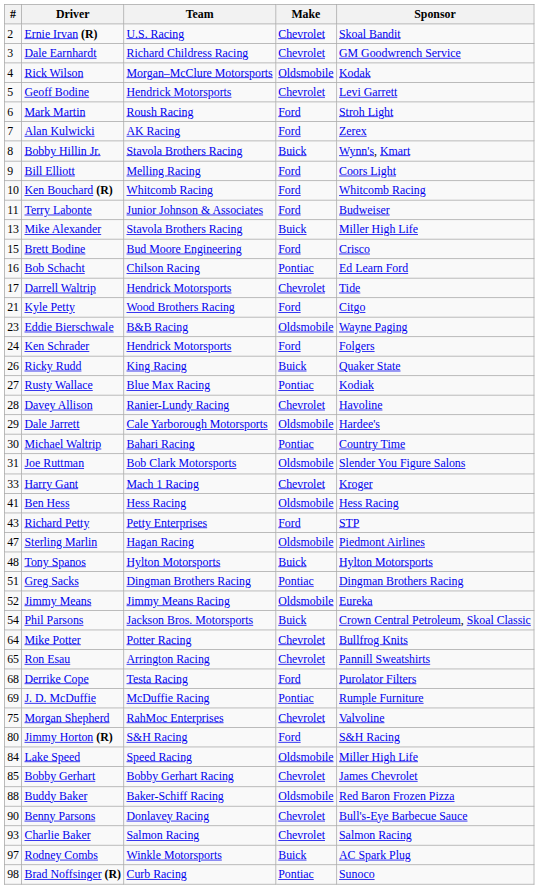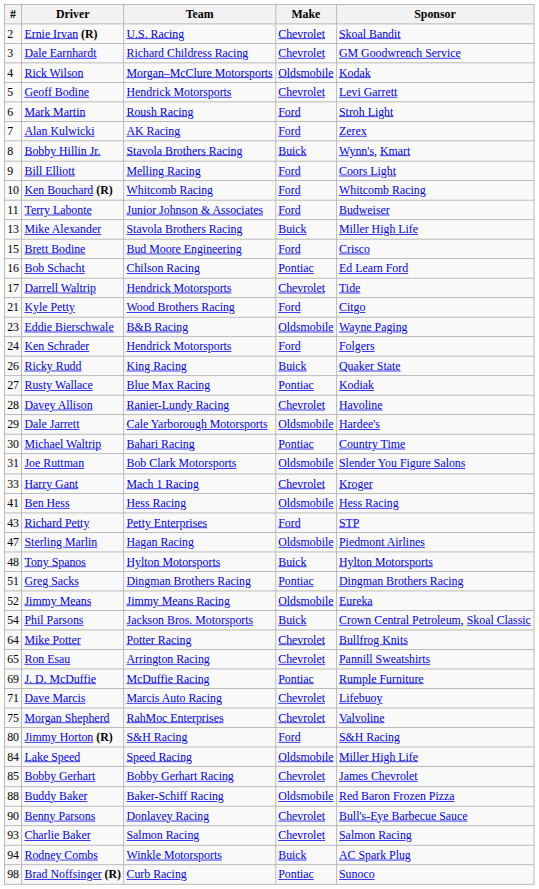- row: (57, 679)
+ row: (55, 698)
(13, 855) 97 -> (13, 855) 94
